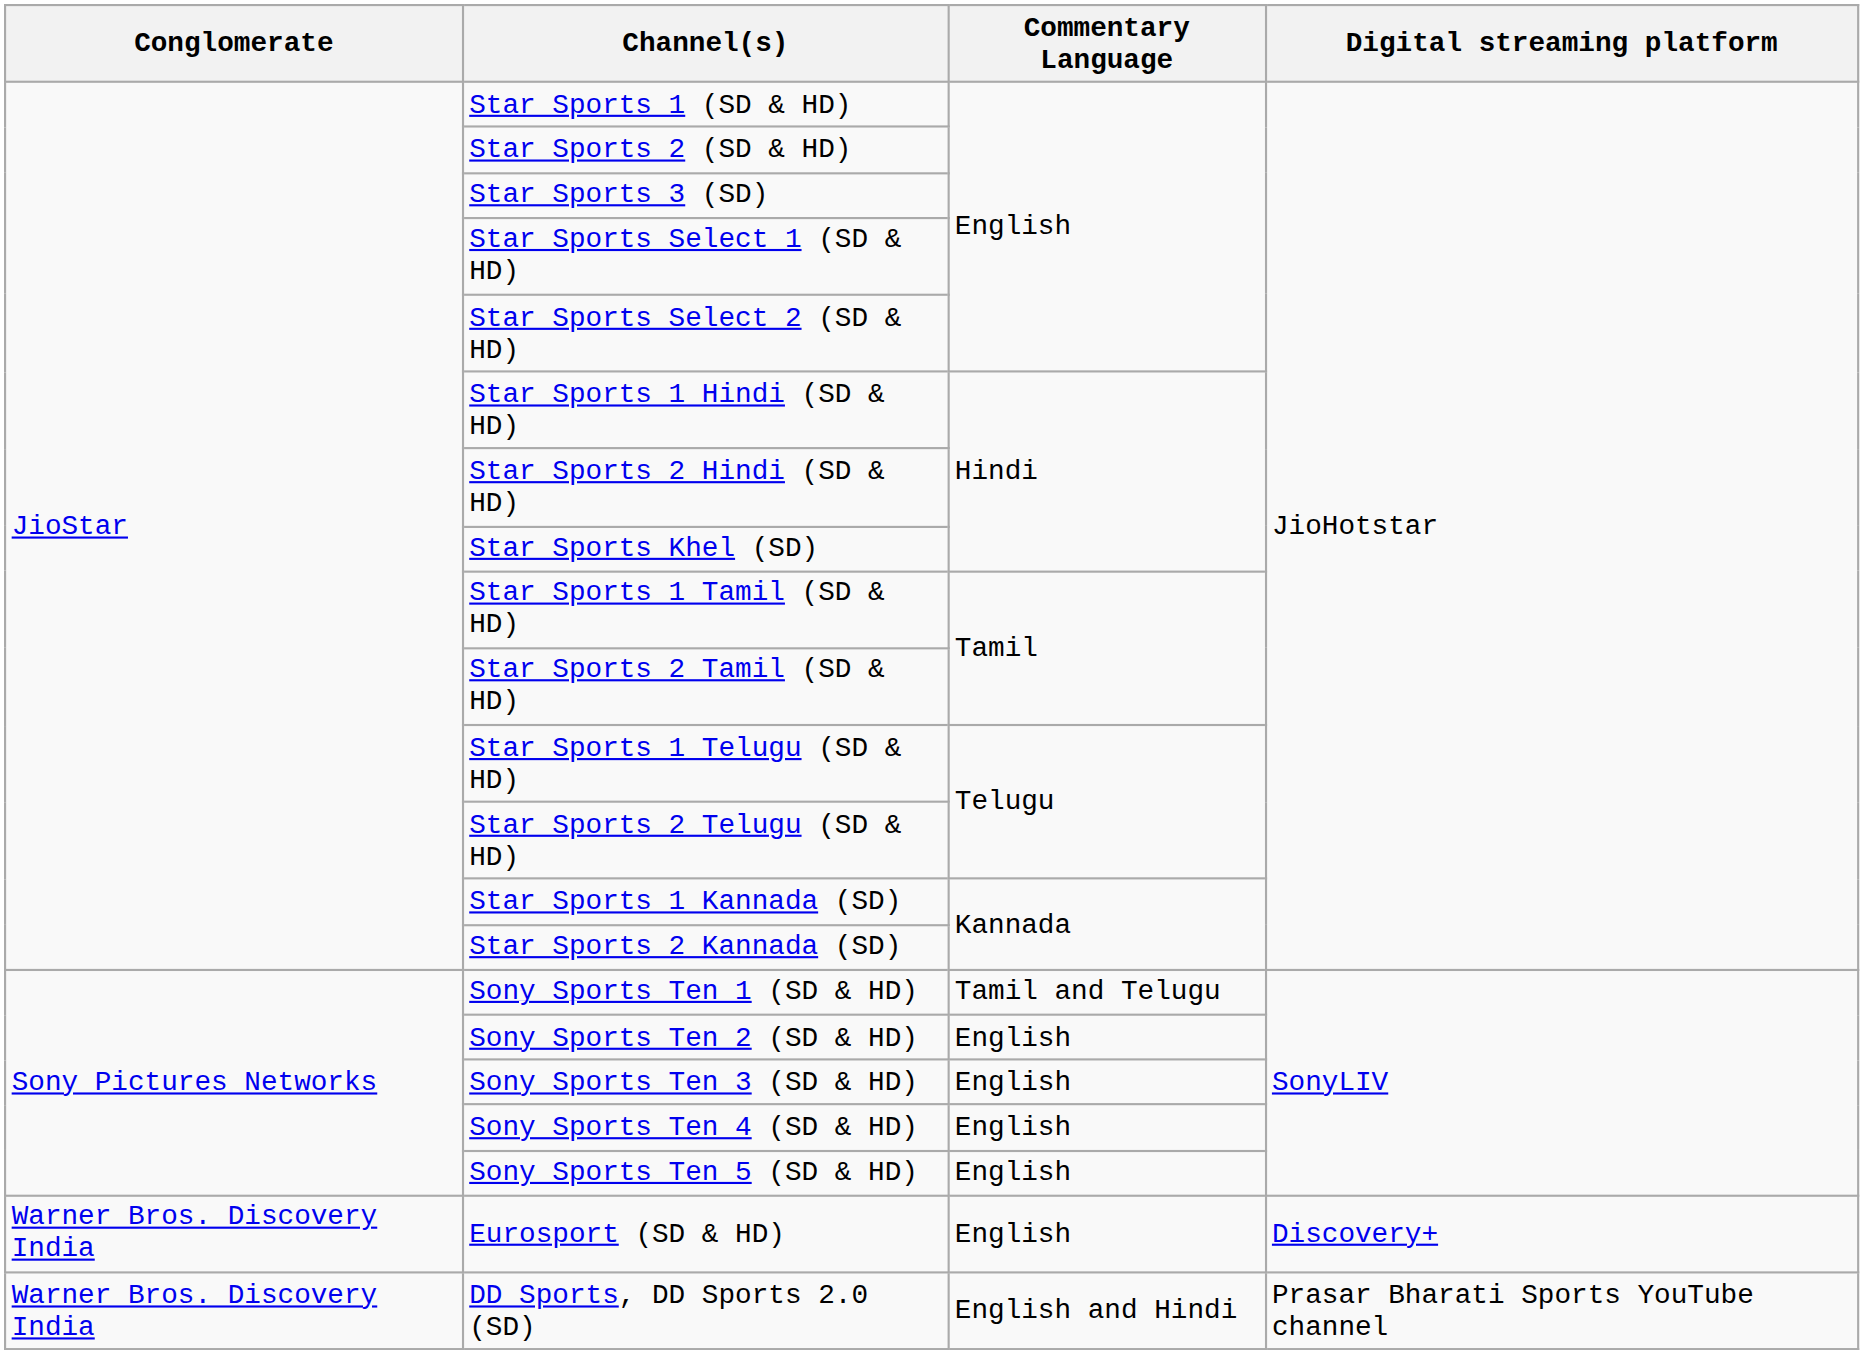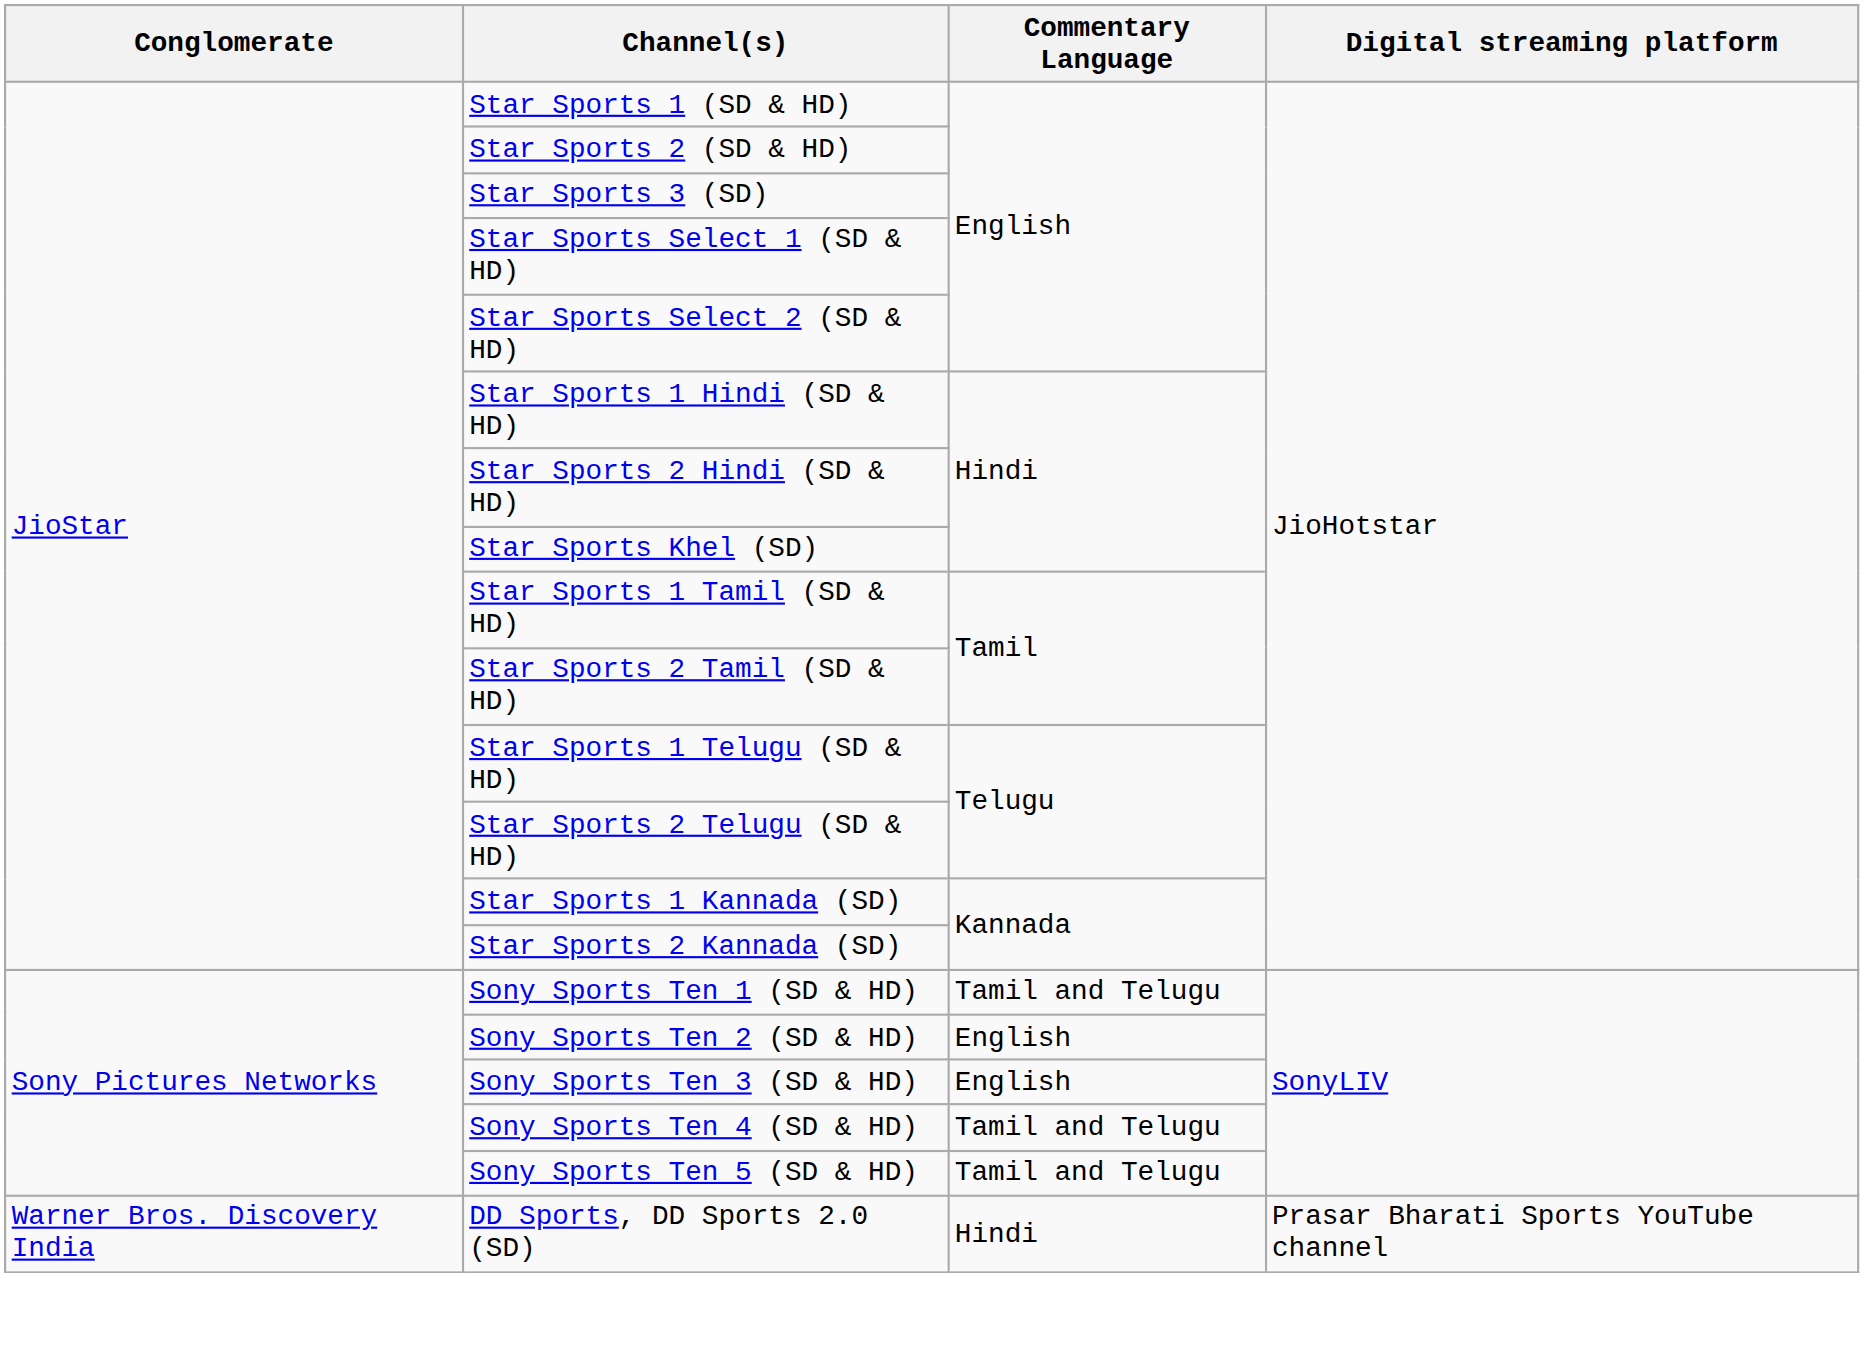(1013, 1128) English -> (1088, 1128) Tamil and Telugu
(1013, 1173) English -> (1088, 1173) Tamil and Telugu
- row: (627, 1234)
(1096, 1311) English and Hindi -> (996, 1234) Hindi
